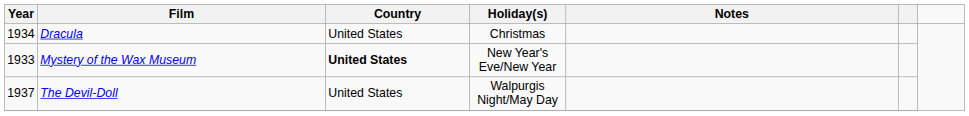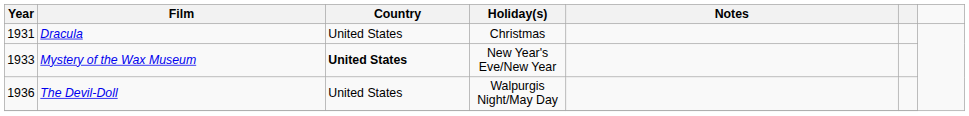(21, 33) 1934 -> (21, 33) 1931
(21, 93) 1937 -> (21, 93) 1936
